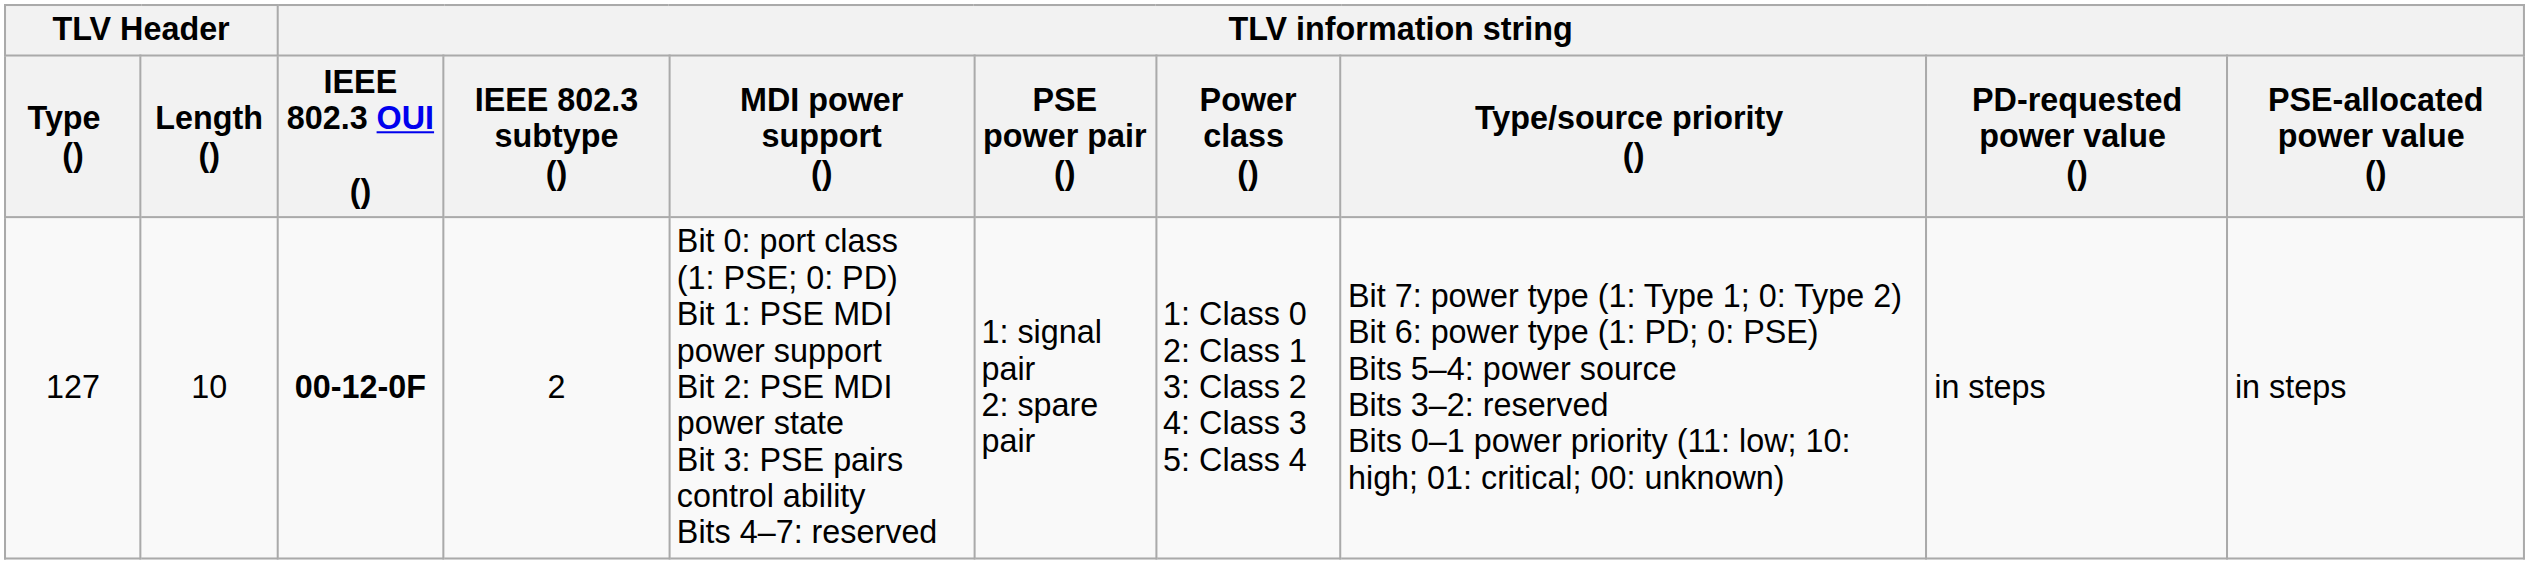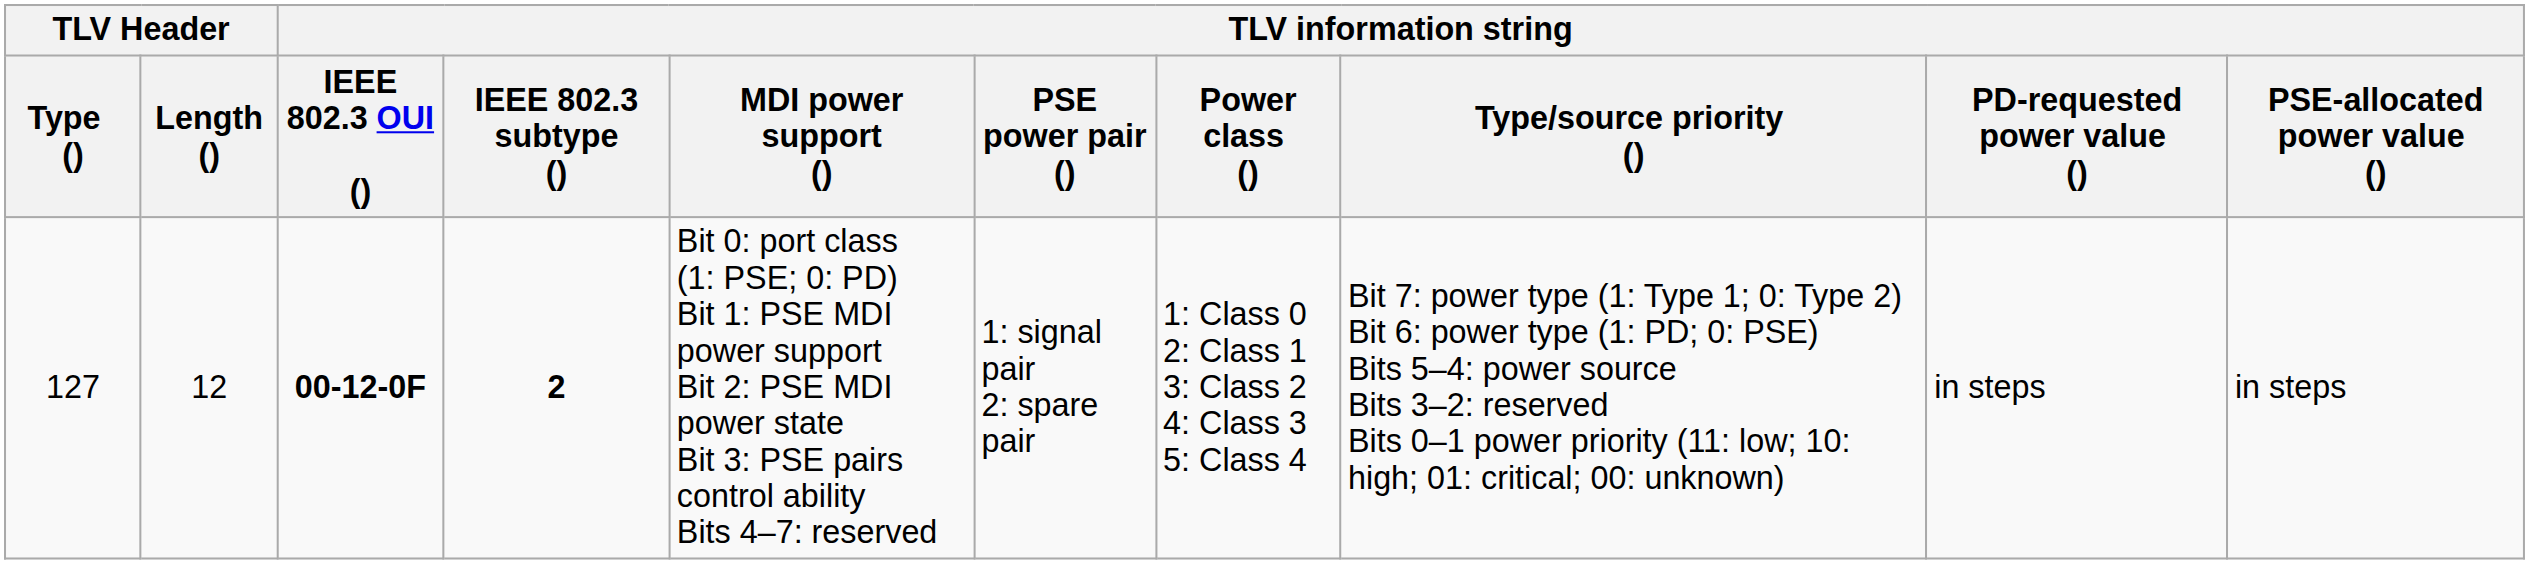(209, 387) 10 -> (209, 387) 12
(557, 387) normal -> (557, 387) bold
